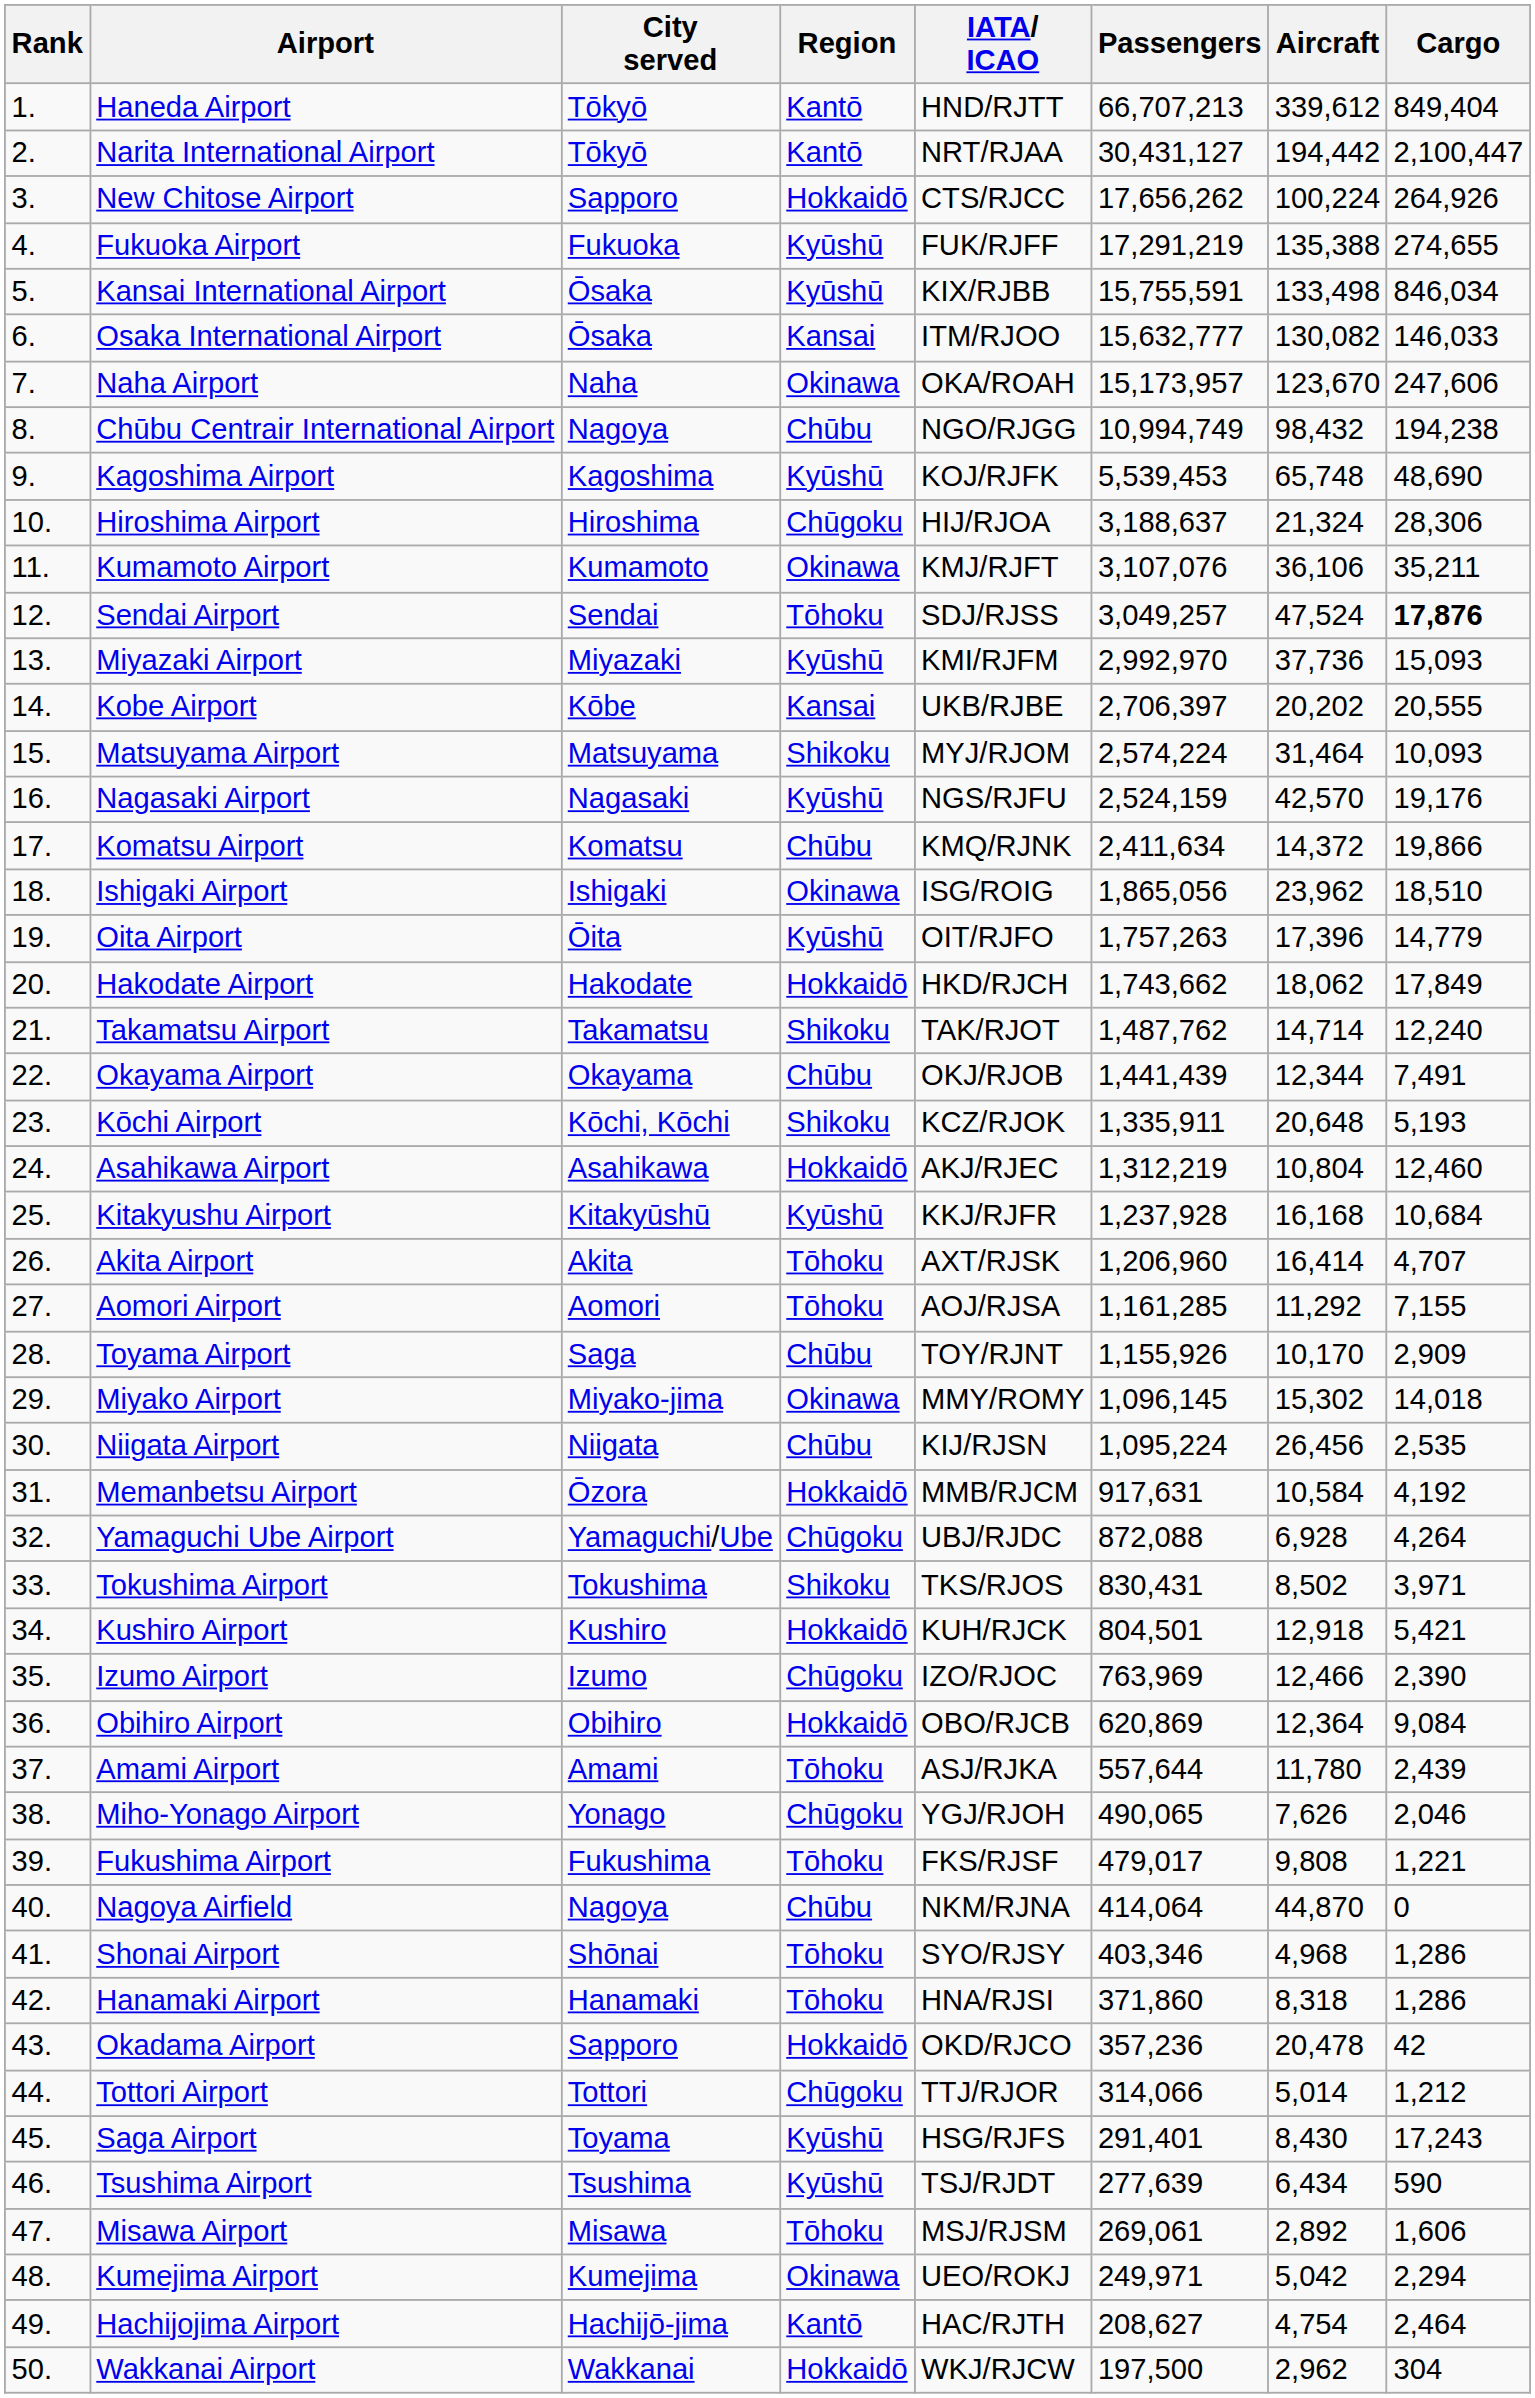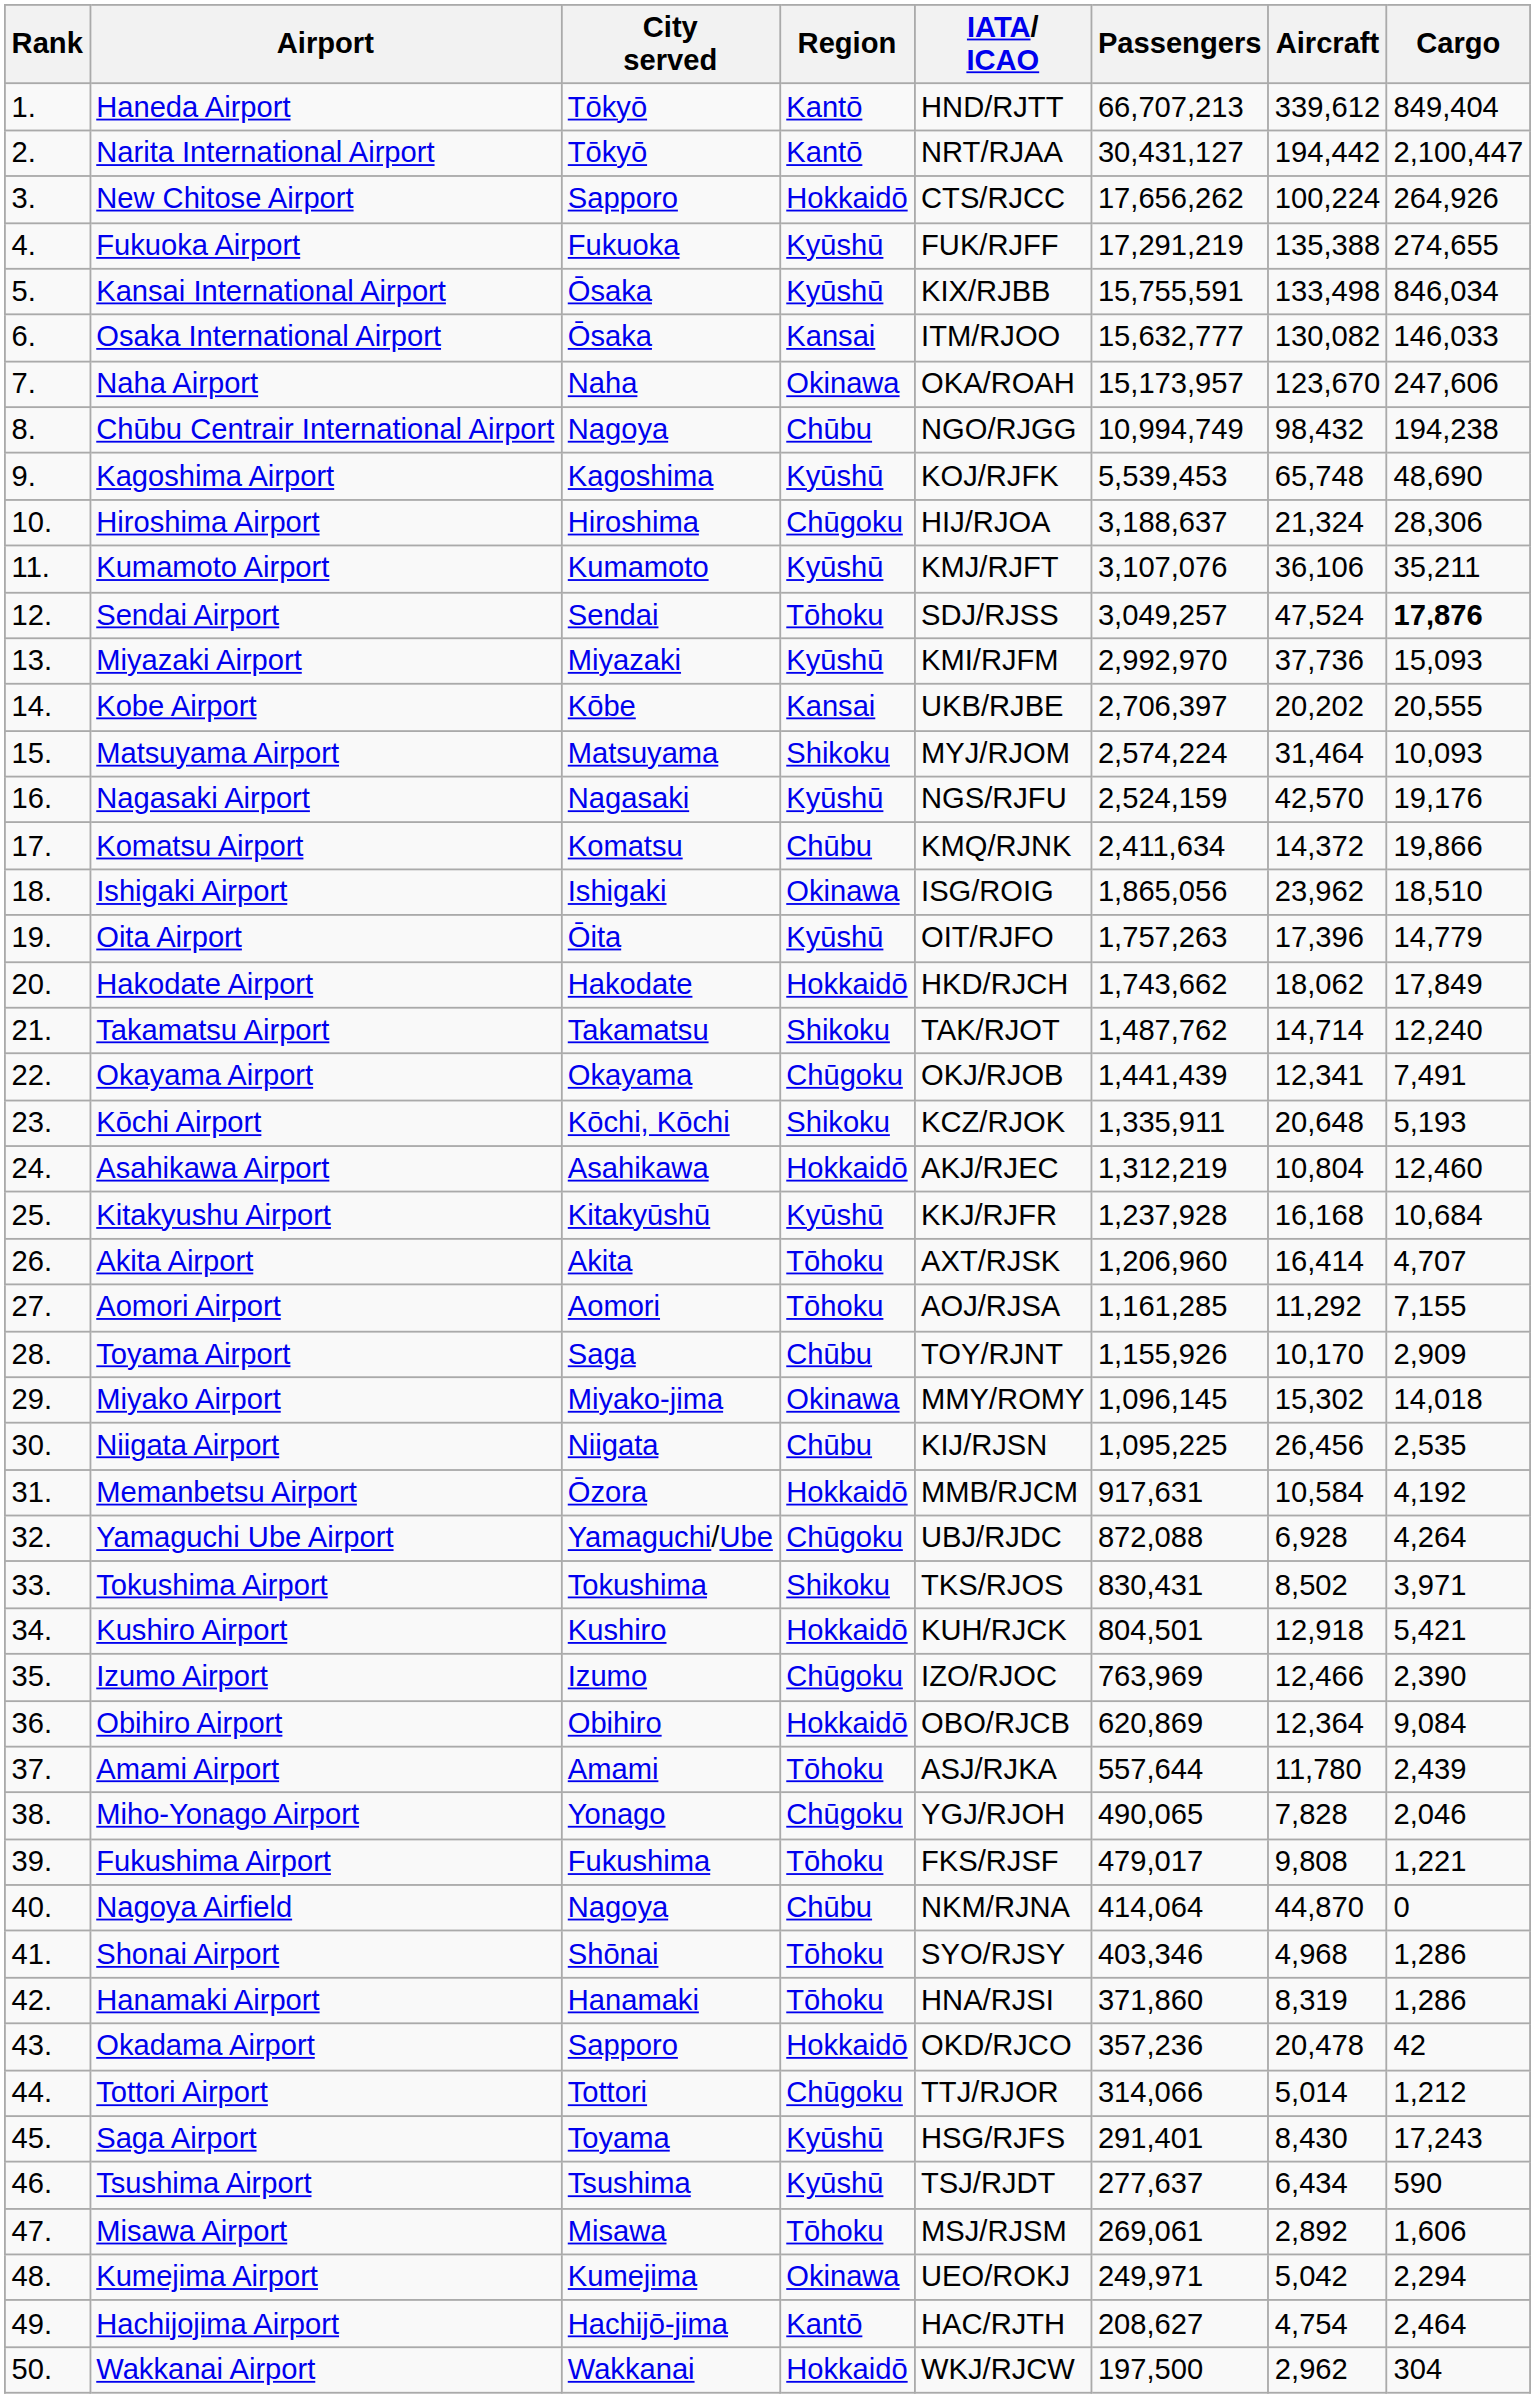(843, 568) Okinawa -> (835, 568) Kyūshū
(829, 1076) Chūbu -> (845, 1076) Chūgoku
(1319, 1076) 12,344 -> (1319, 1076) 12,341
(1163, 1445) 1,095,224 -> (1163, 1445) 1,095,225
(1311, 1815) 7,626 -> (1311, 1815) 7,828
(1311, 2000) 8,318 -> (1311, 2000) 8,319
(1151, 2184) 277,639 -> (1151, 2184) 277,637
